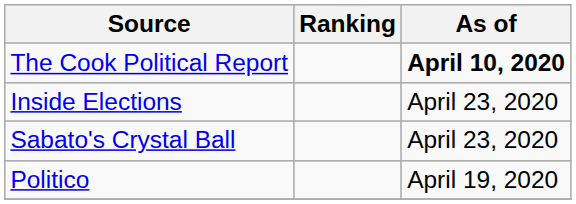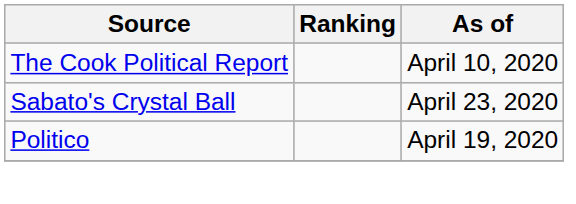(486, 62) bold -> (483, 62) normal
- row: (96, 101)
